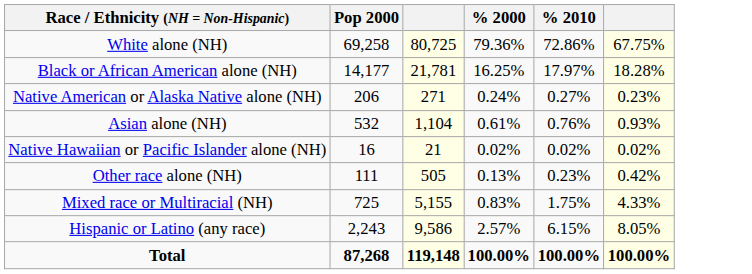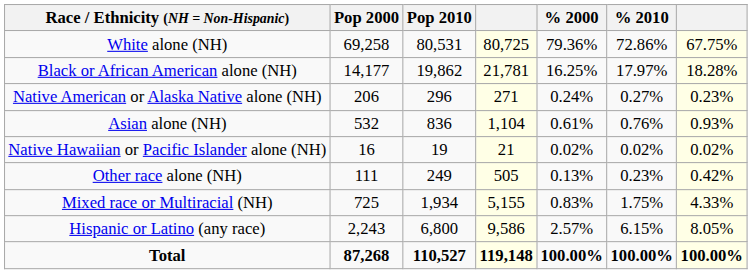+ column: (439, 17)
